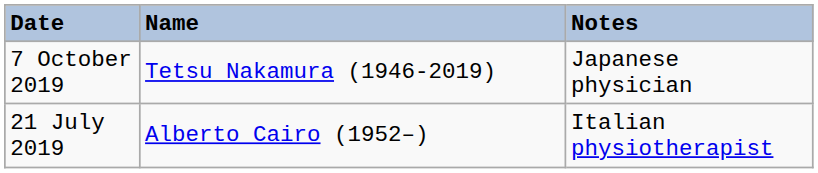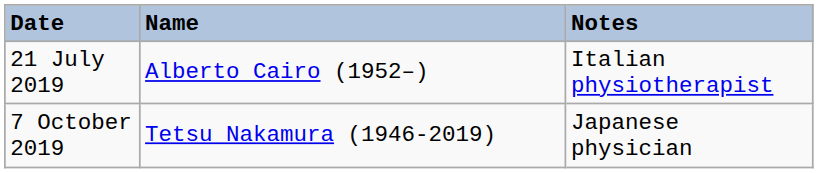rows swapped: (71, 73) <-> (57, 135)
